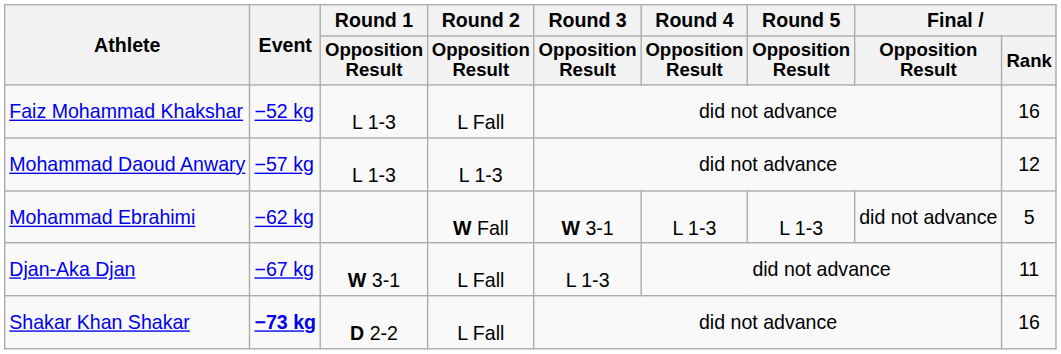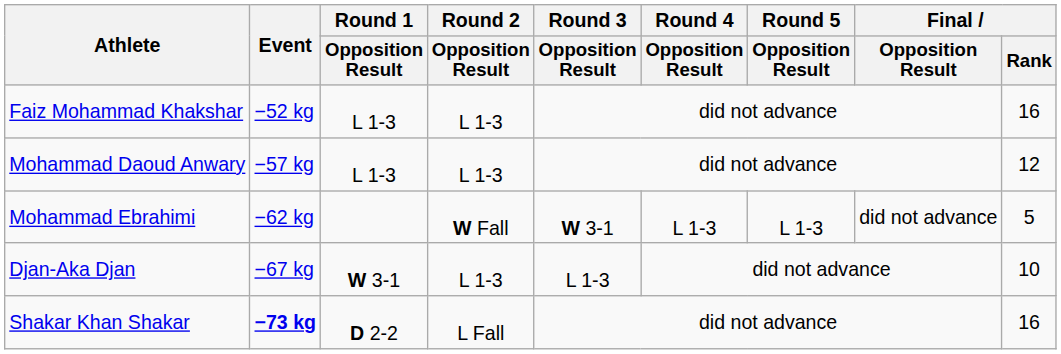(481, 123) L Fall -> (481, 123) L 1-3
(481, 281) L Fall -> (481, 281) L 1-3
(1029, 270) 11 -> (1029, 270) 10
